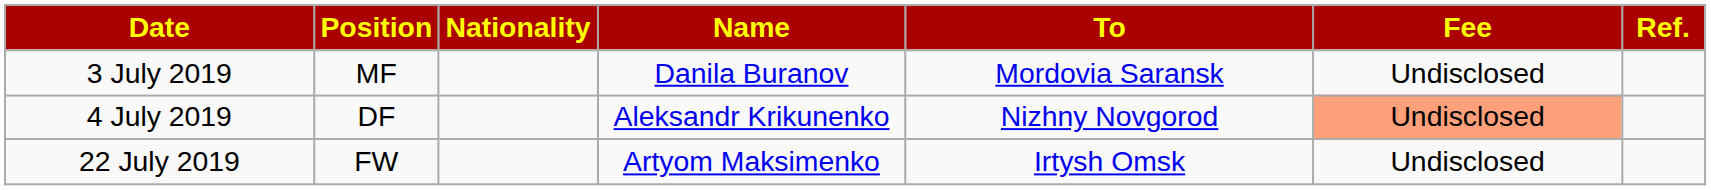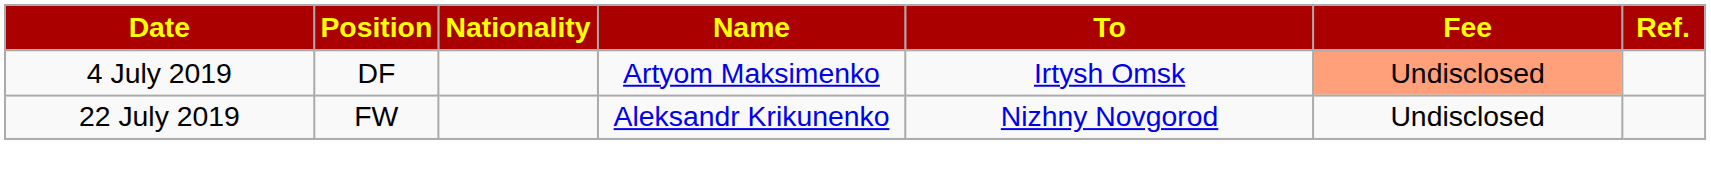- row: (159, 73)
(752, 117) Aleksandr Krikunenko -> (752, 73) Artyom Maksimenko
(1110, 117) Nizhny Novgorod -> (1110, 73) Irtysh Omsk
(752, 162) Artyom Maksimenko -> (752, 117) Aleksandr Krikunenko
(1110, 162) Irtysh Omsk -> (1110, 117) Nizhny Novgorod
